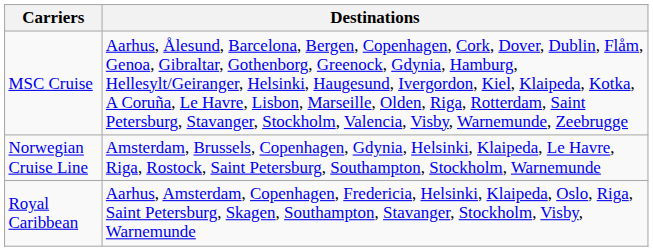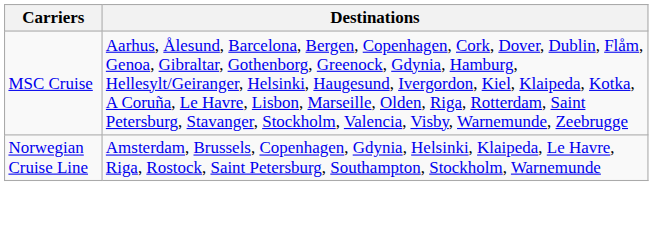- row: (43, 213)
